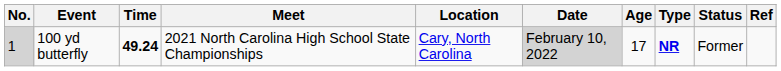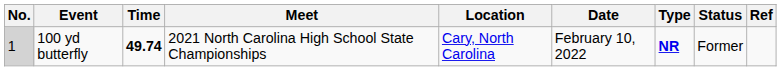- column: (639, 15)
(140, 46) 49.24 -> (144, 46) 49.74
(566, 46) lightgrey background -> (595, 46) no background
